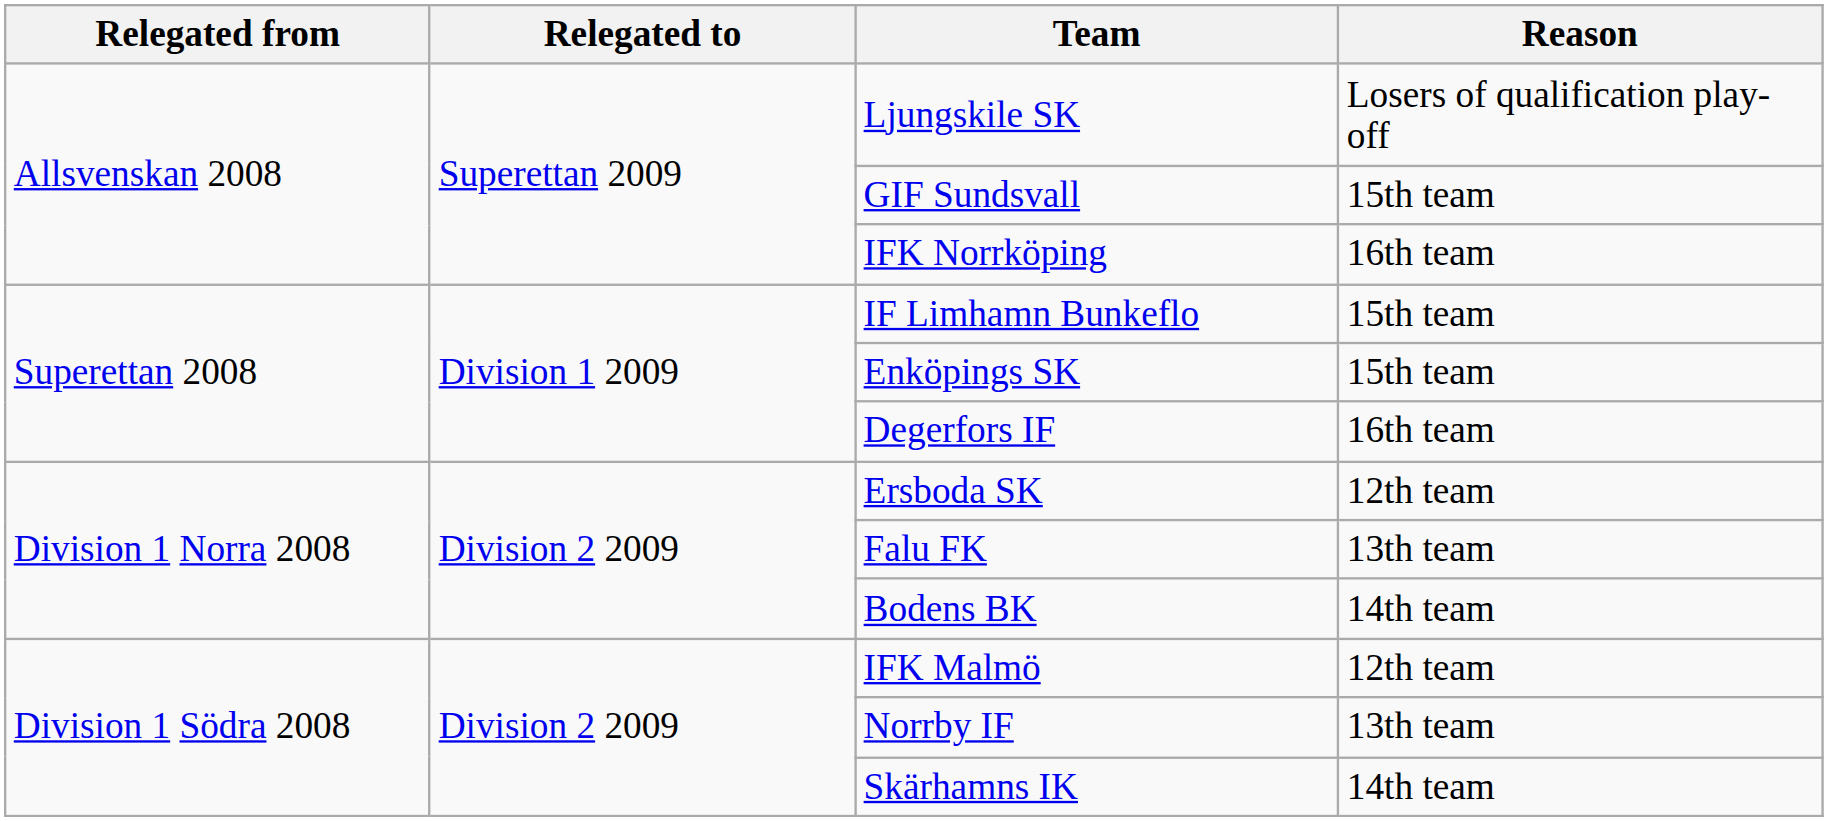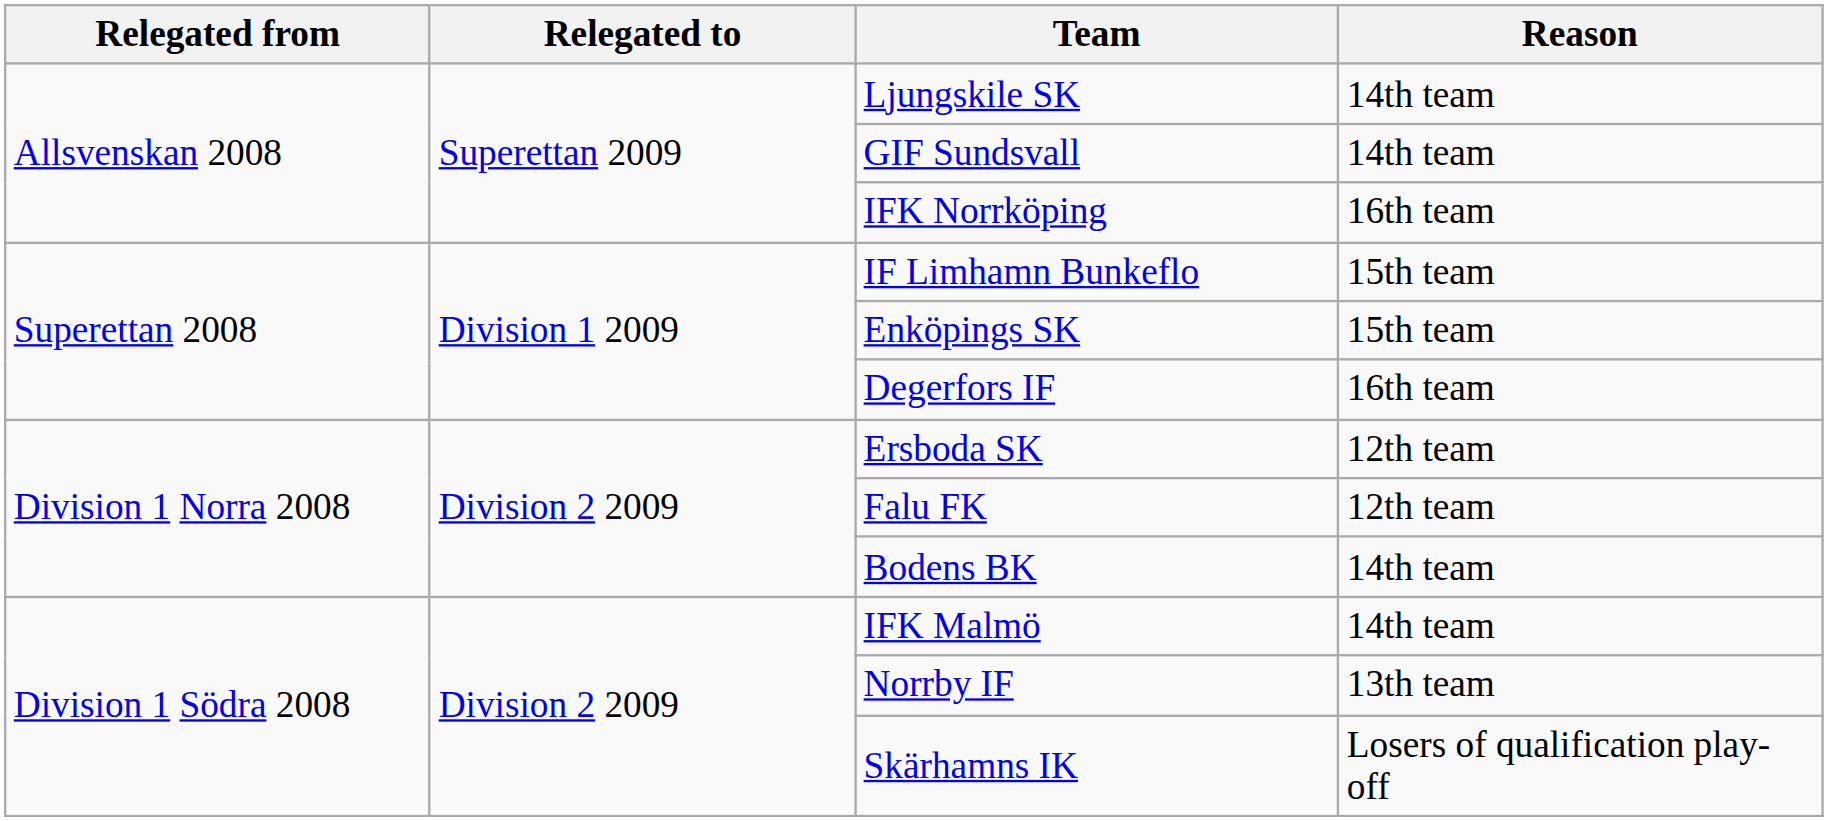(1559, 114) Losers of qualification play-off -> (1421, 93) 14th team
(1421, 194) 15th team -> (1421, 152) 14th team
(1421, 548) 13th team -> (1421, 507) 12th team
(1421, 667) 12th team -> (1421, 625) 14th team
(1421, 785) 14th team -> (1559, 764) Losers of qualification play-off
